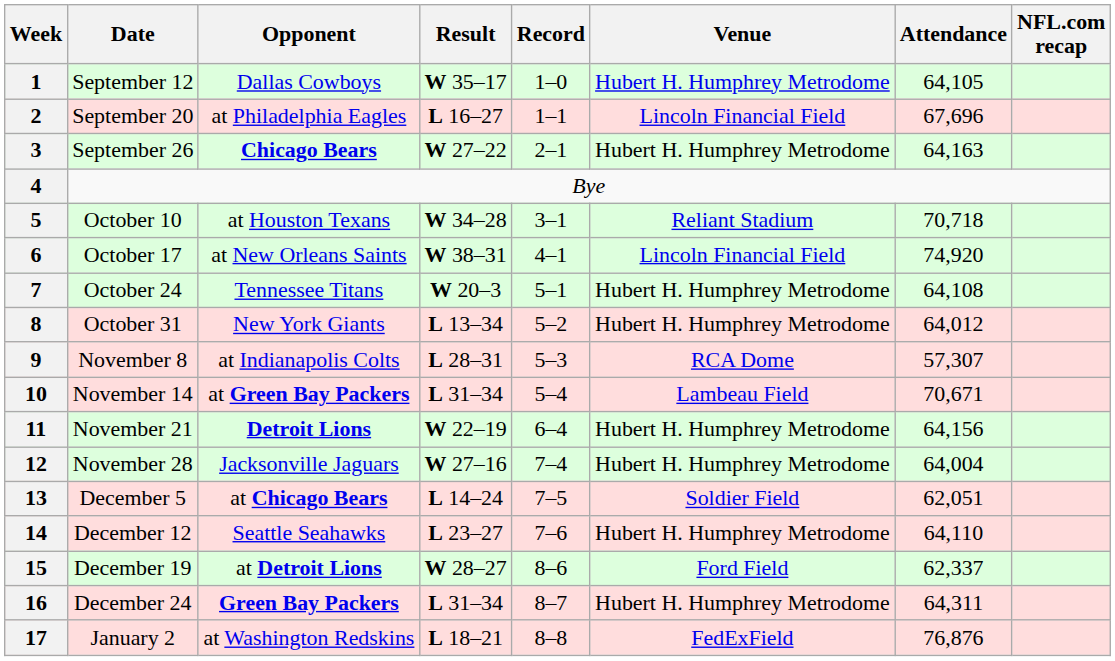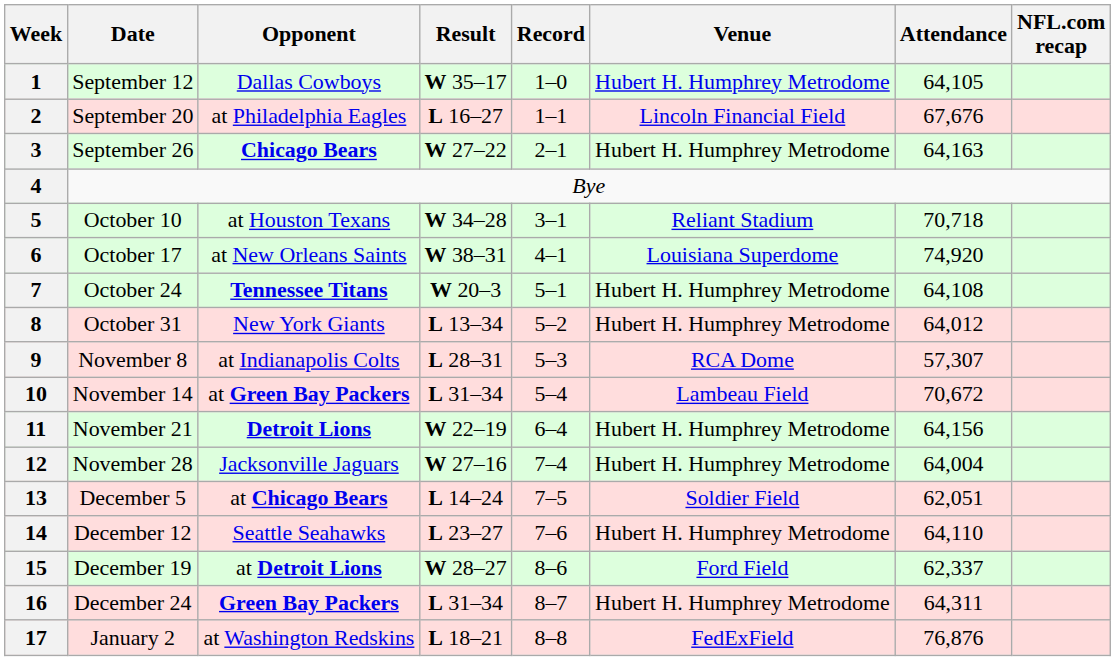(953, 116) 67,696 -> (953, 116) 67,676
(742, 255) Lincoln Financial Field -> (742, 255) Louisiana Superdome
(309, 289) normal -> (309, 289) bold
(953, 394) 70,671 -> (953, 394) 70,672
